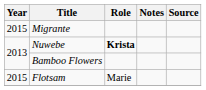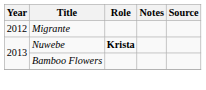(17, 28) 2015 -> (17, 28) 2012
- row: (49, 77)
